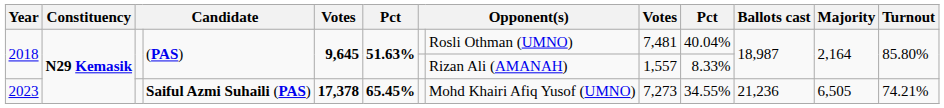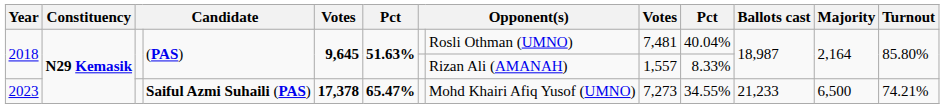(391, 91) 65.45% -> (391, 91) 65.47%
(758, 91) 21,236 -> (758, 91) 21,233
(834, 91) 6,505 -> (834, 91) 6,500
